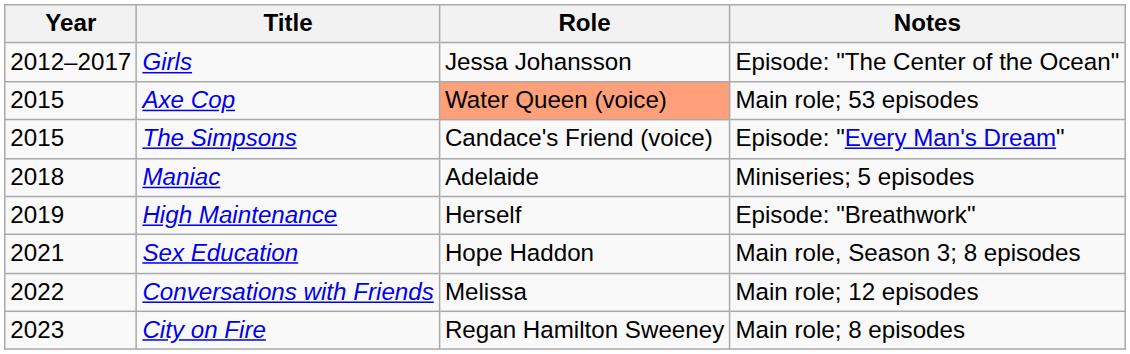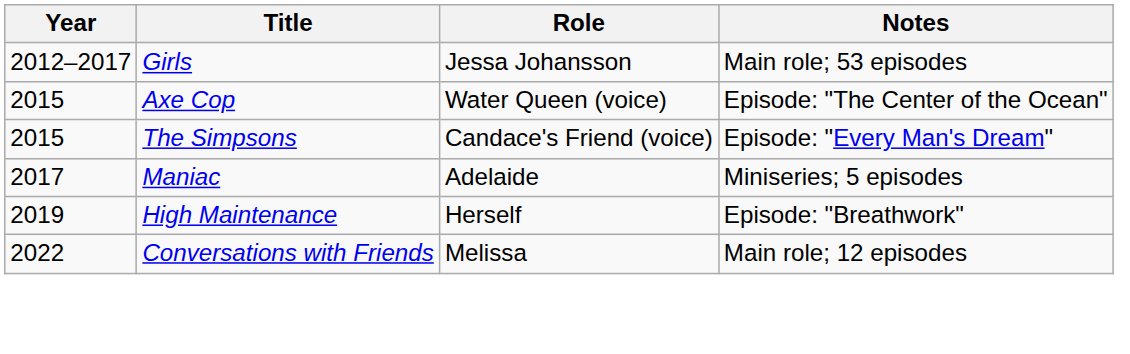(927, 61) Episode: "The Center of the Ocean" -> (845, 61) Main role; 53 episodes
(556, 100) lightsalmon background -> (556, 100) no background
(857, 100) Main role; 53 episodes -> (916, 100) Episode: "The Center of the Ocean"
(37, 176) 2018 -> (37, 176) 2017
- row: (220, 253)
- row: (204, 330)
